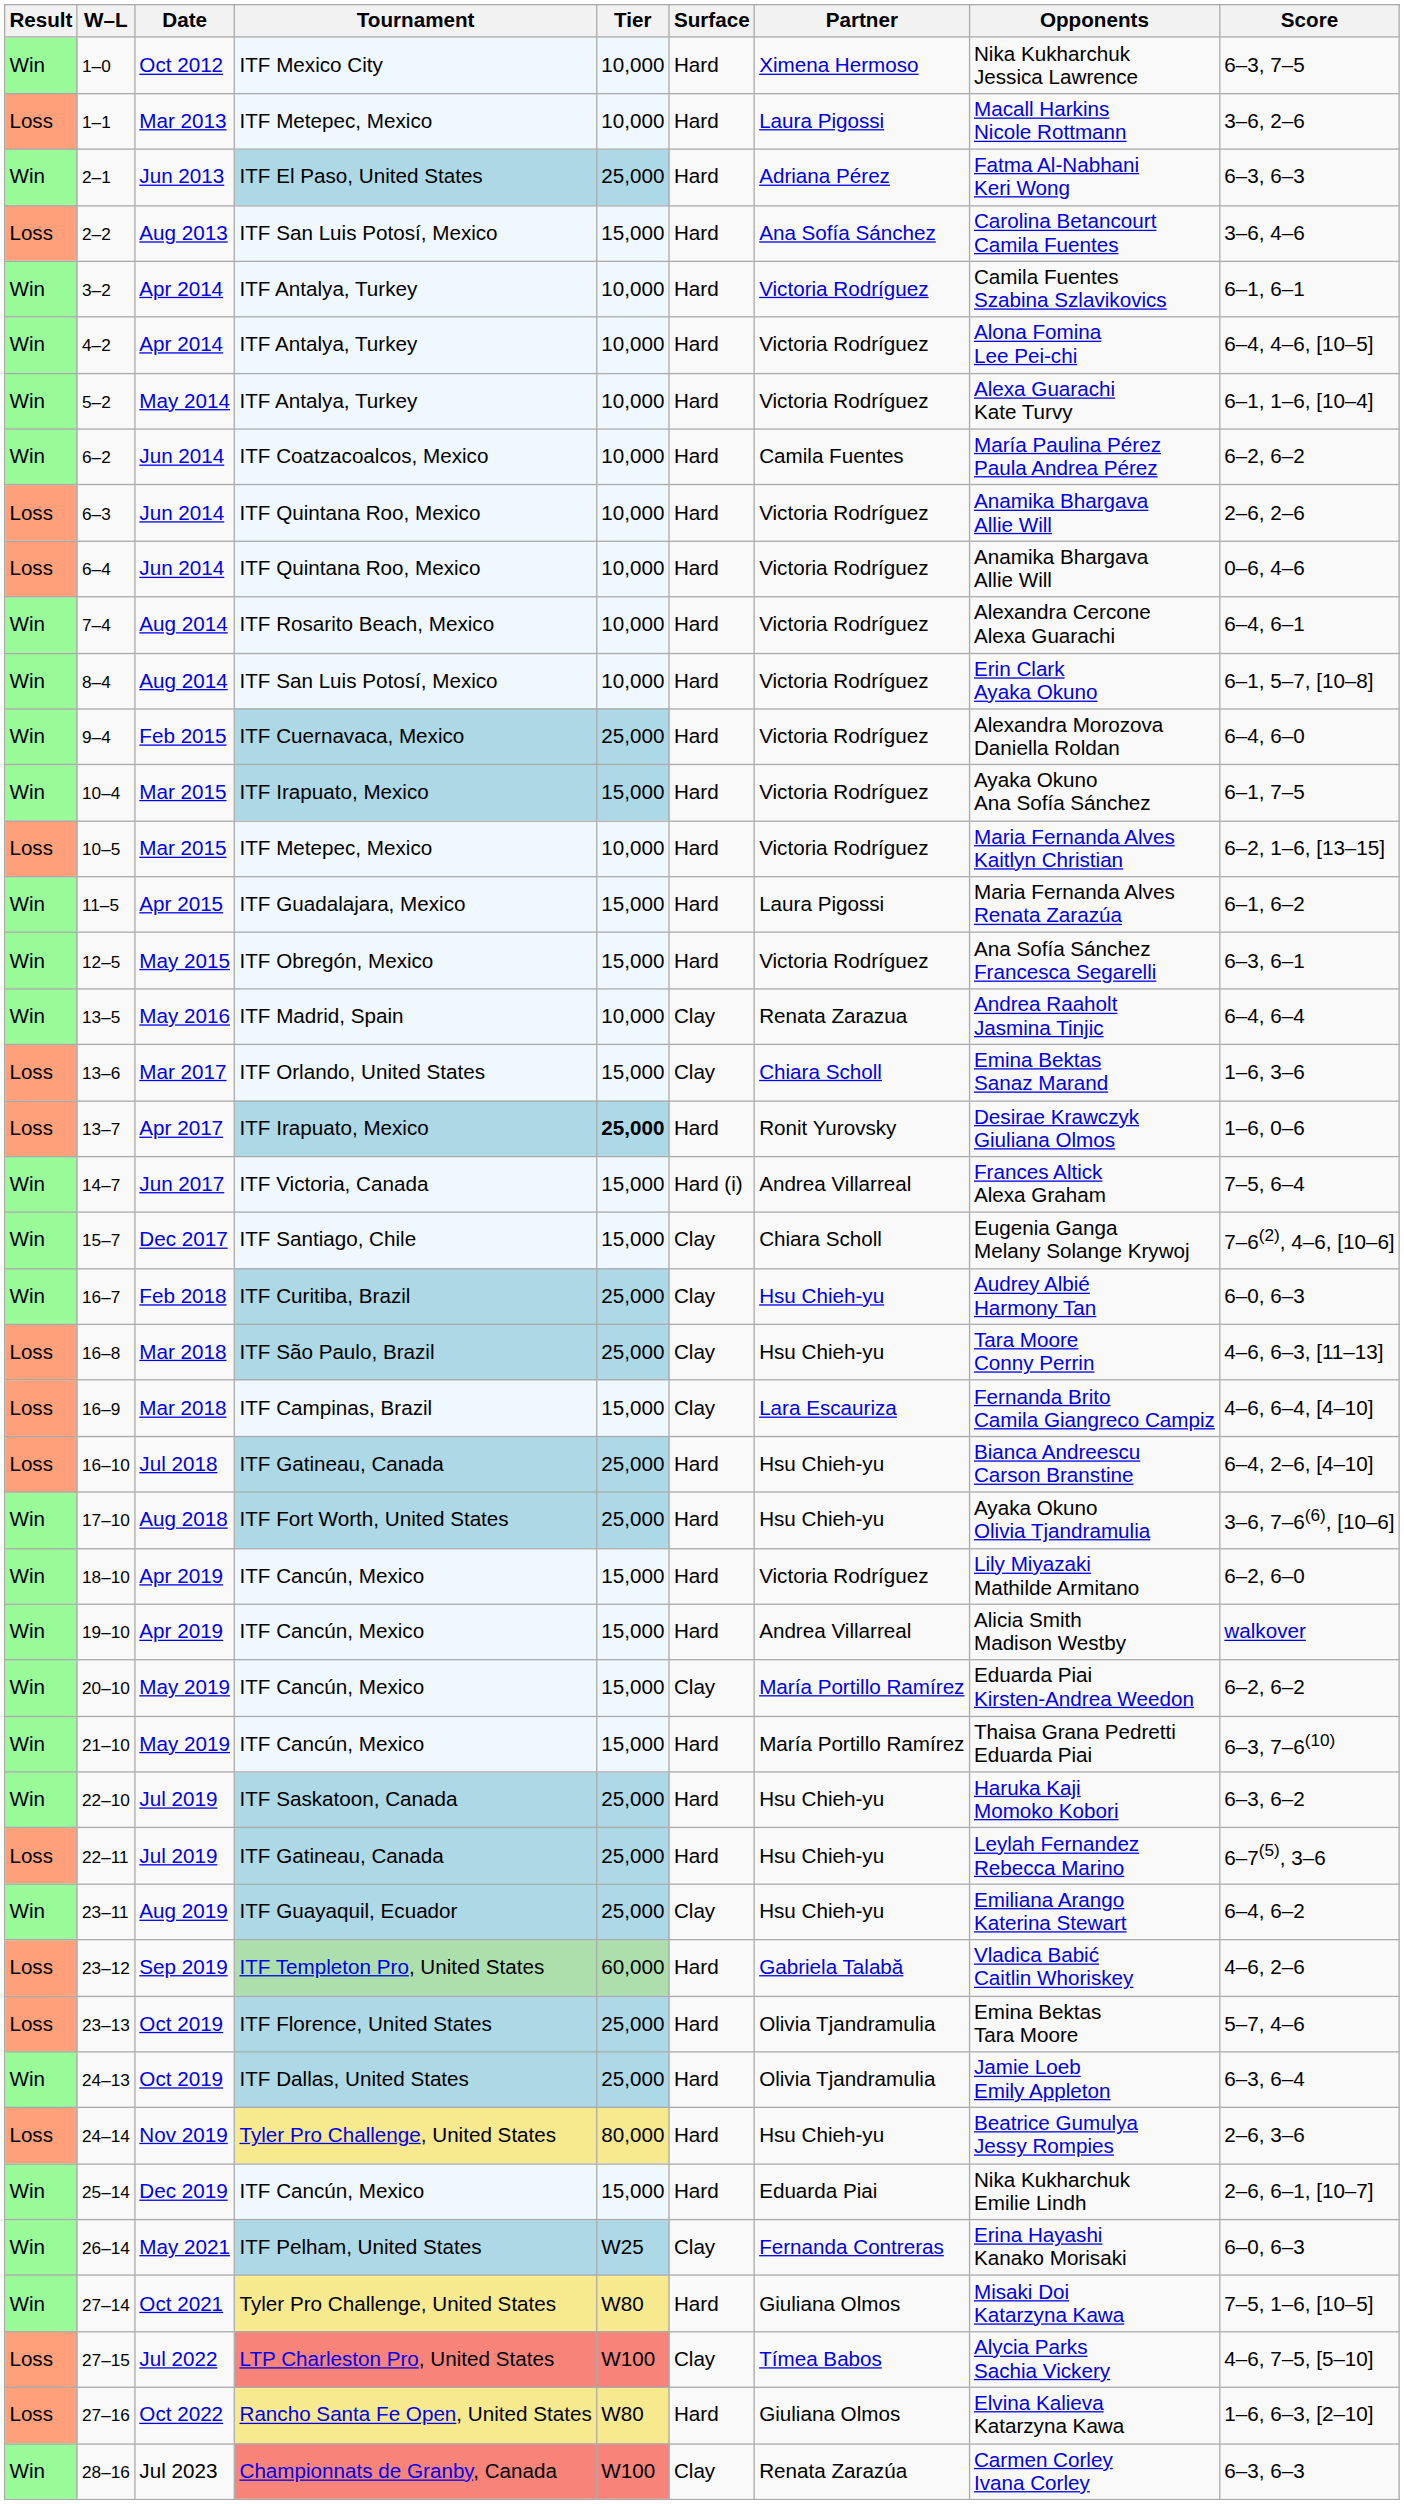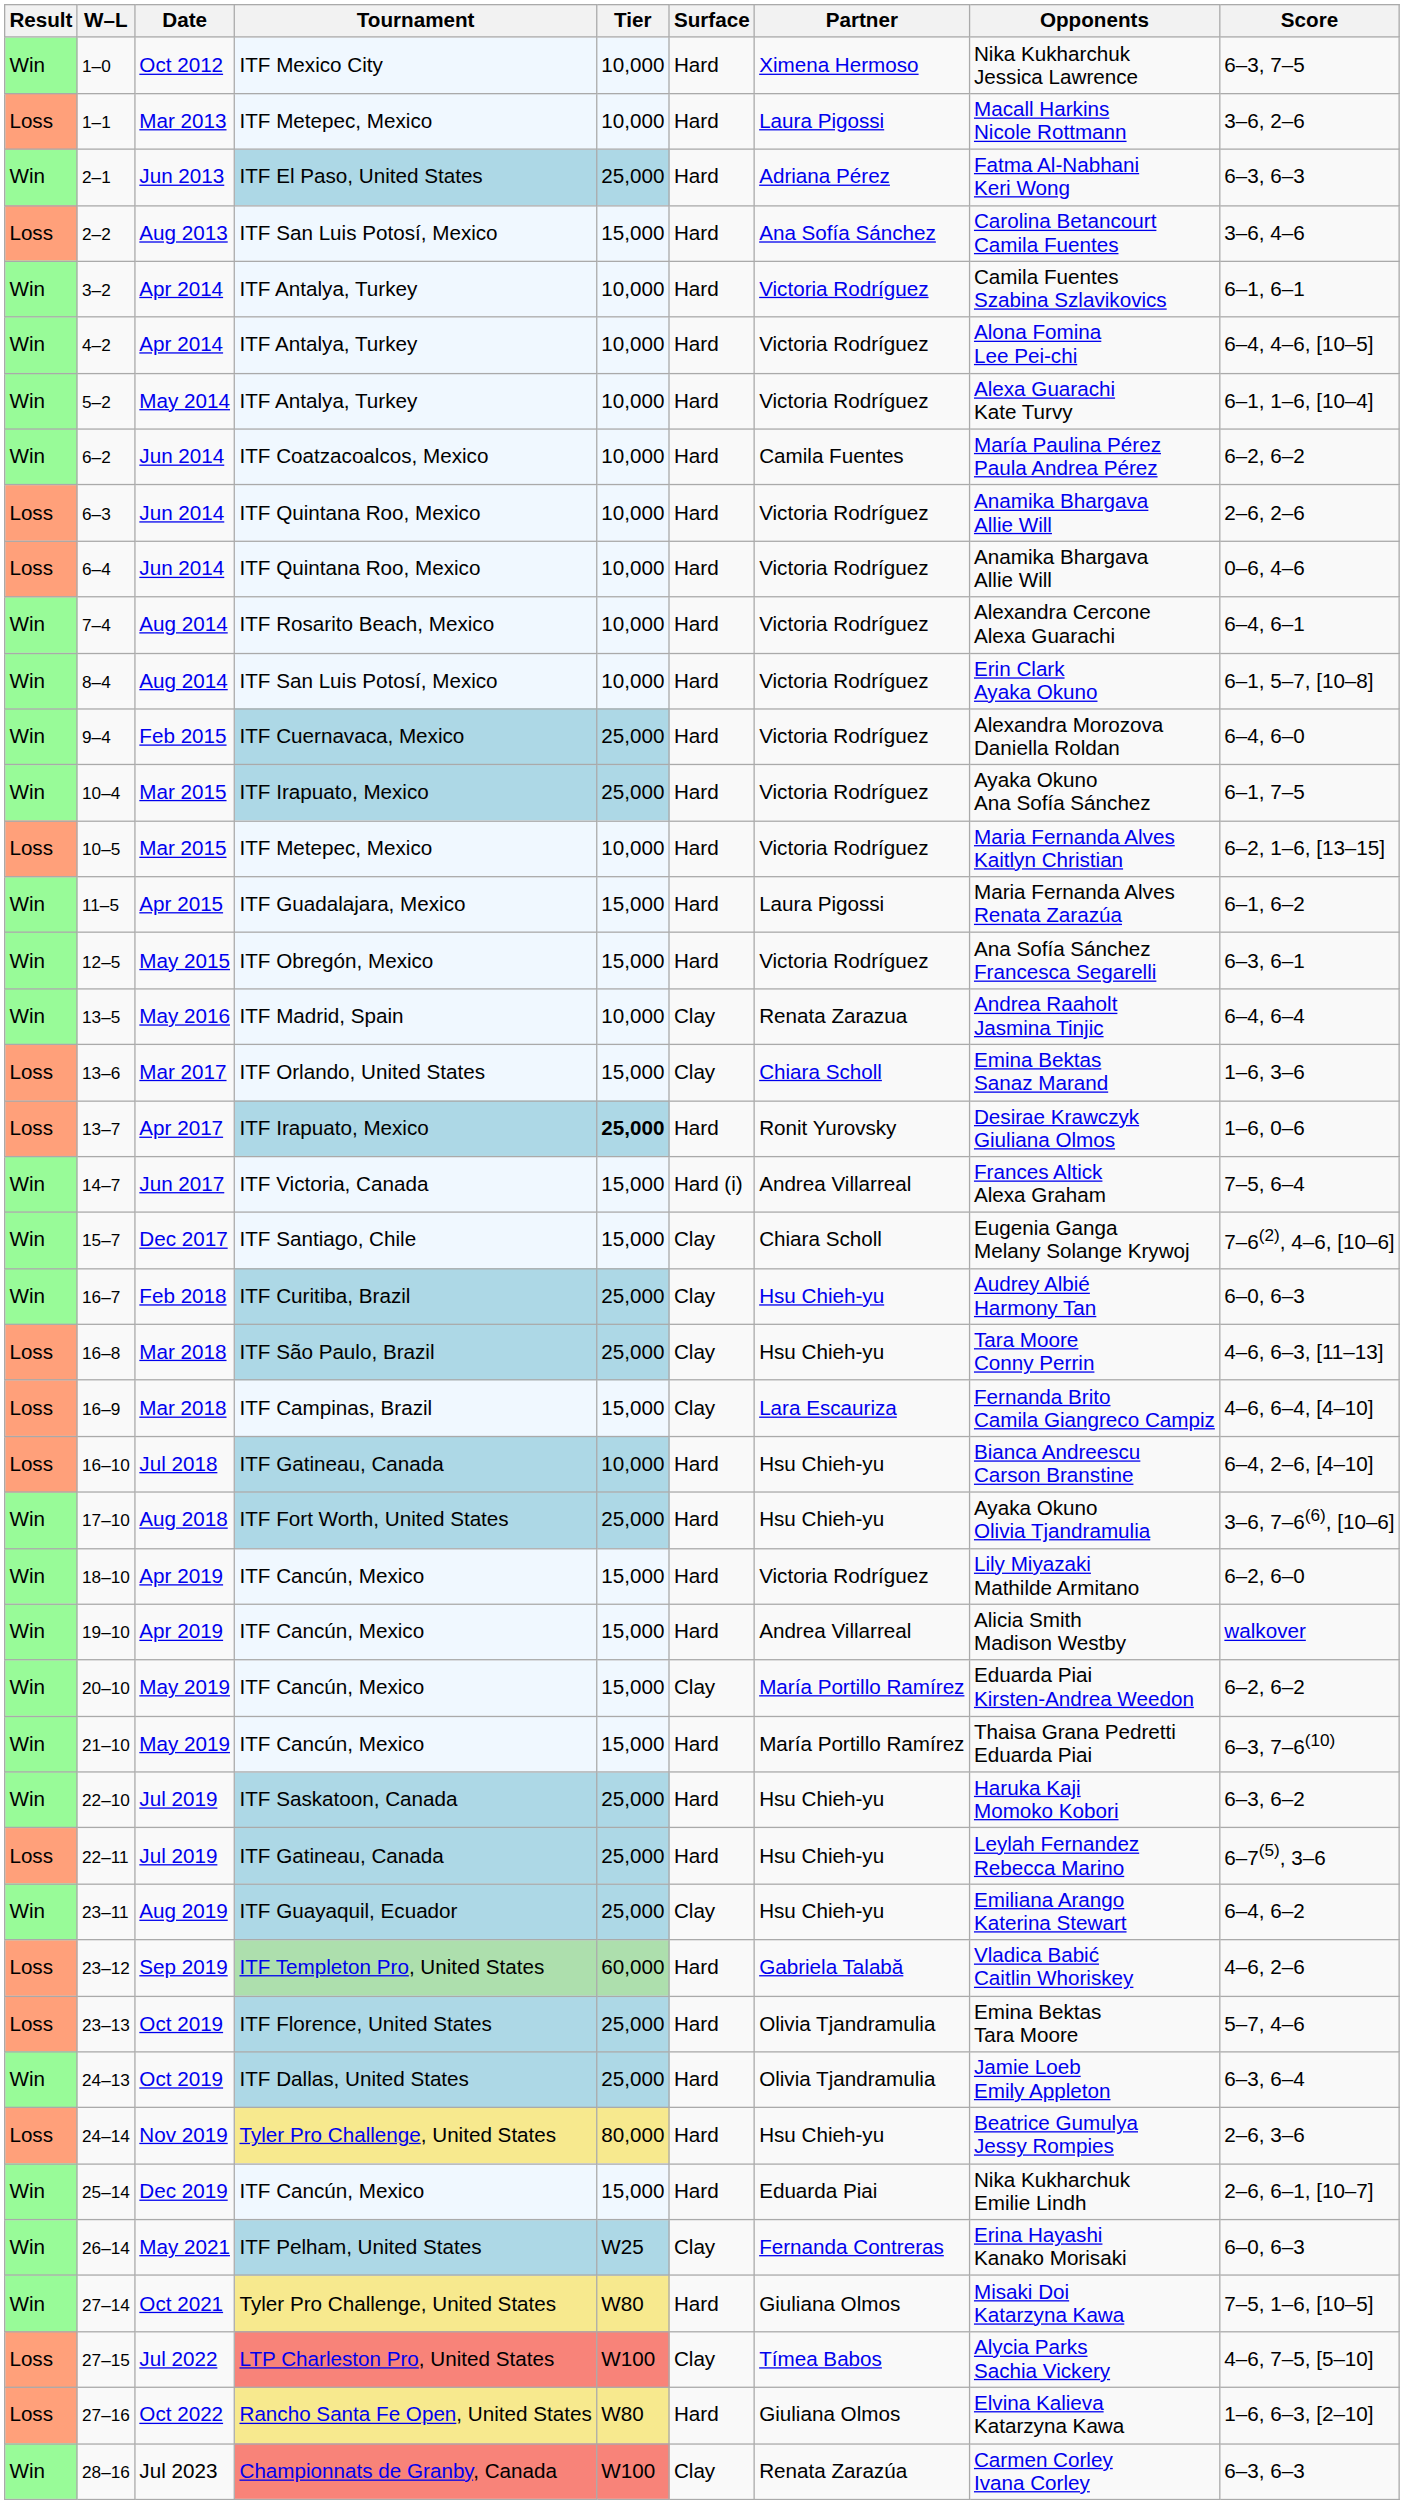(633, 792) 15,000 -> (633, 792) 25,000
(633, 1464) 25,000 -> (633, 1464) 10,000
